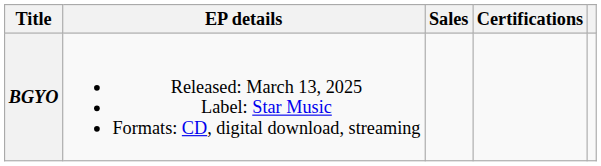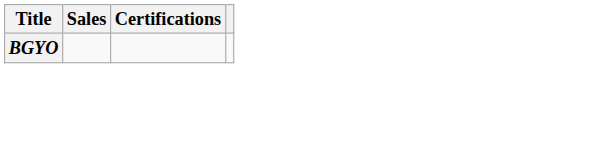- column: (244, 18)
